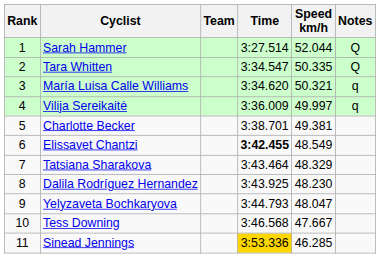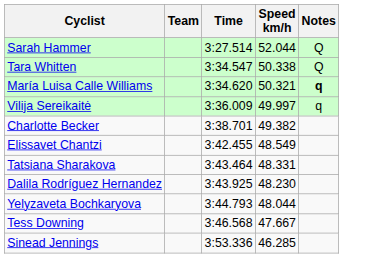- column: (22, 21)
(314, 67) 50.335 -> (277, 67) 50.338
(355, 86) normal -> (319, 86) bold
(314, 125) 49.381 -> (277, 125) 49.382
(265, 145) bold -> (229, 145) normal
(314, 164) 48.329 -> (277, 164) 48.331
(314, 203) 48.047 -> (277, 203) 48.044
(265, 243) gold background -> (229, 243) no background
